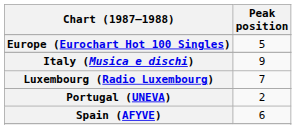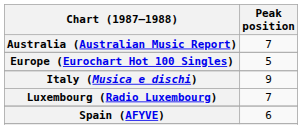+ row: (122, 44)
- row: (119, 97)
